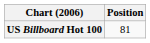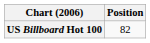(125, 29) 81 -> (125, 29) 82
